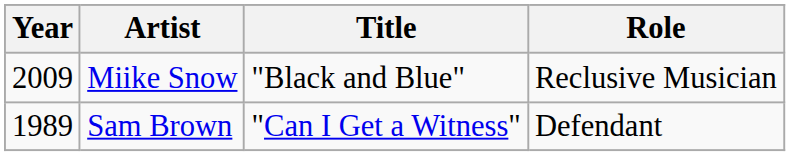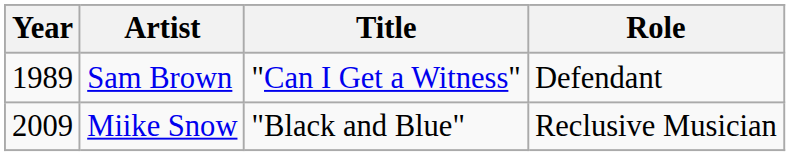rows swapped: (160, 125) <-> (162, 77)
